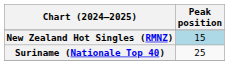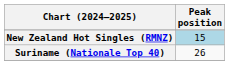(200, 53) 25 -> (200, 53) 26
